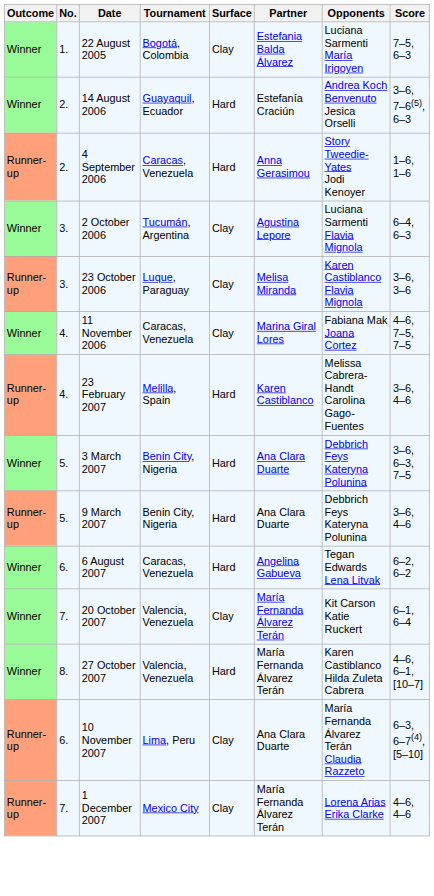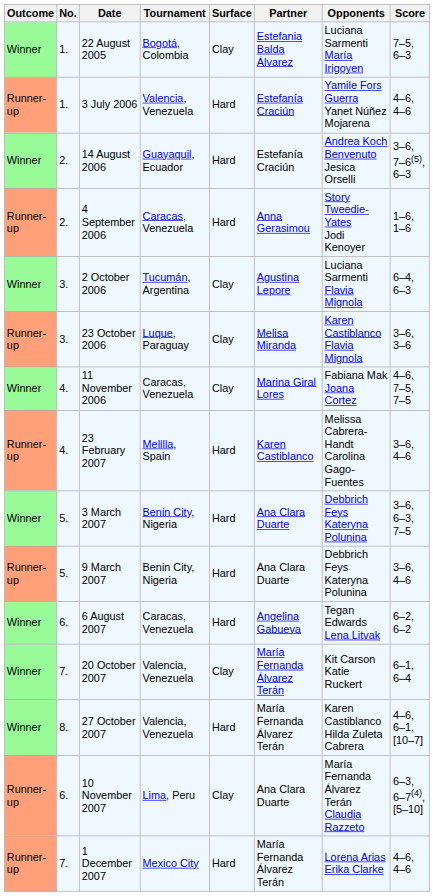+ row: (110, 104)
(223, 807) Clay -> (224, 863) Hard
